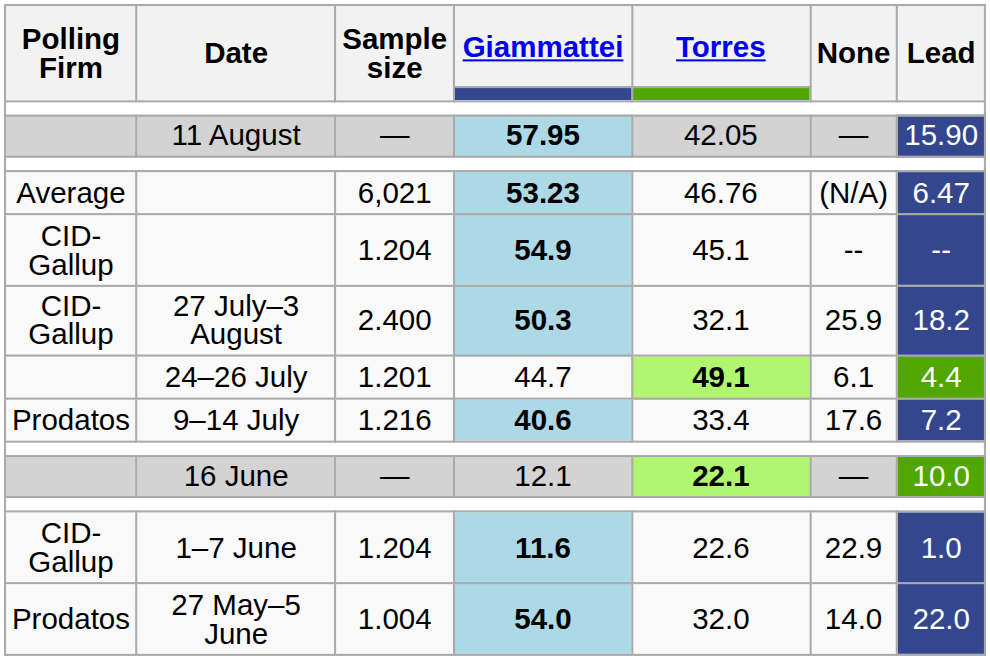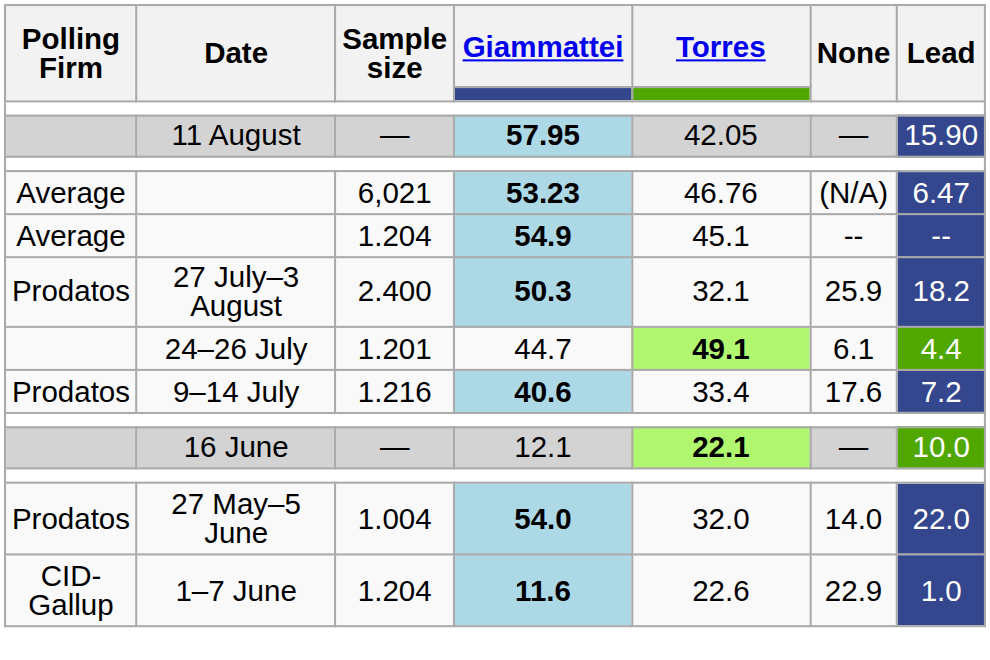(71, 250) CID-Gallup -> (71, 235) Average
(71, 321) CID-Gallup -> (71, 292) Prodatos
rows swapped: (236, 547) <-> (236, 619)
